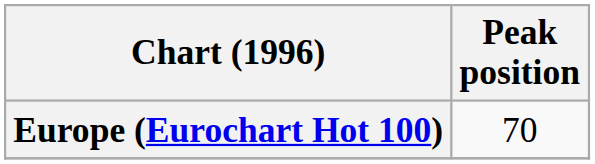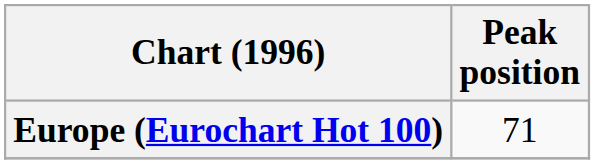(520, 128) 70 -> (520, 128) 71
